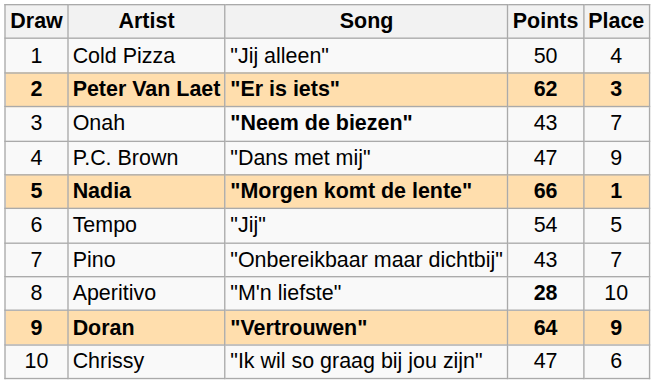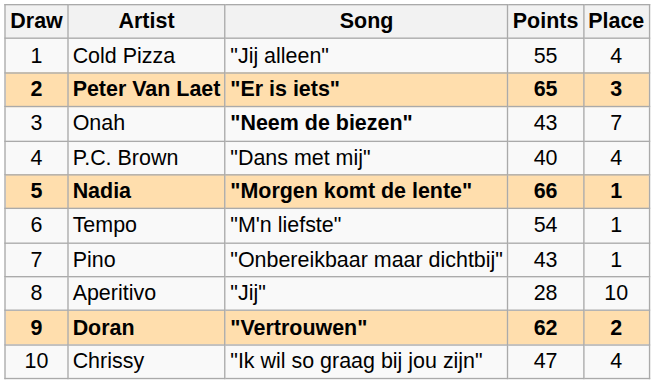(546, 55) 50 -> (546, 55) 55
(546, 89) 62 -> (546, 89) 65
(546, 157) 47 -> (546, 157) 40
(616, 157) 9 -> (616, 157) 4
(248, 225) "Jij" -> (286, 225) "M'n liefste"
(616, 225) 5 -> (616, 225) 1
(616, 259) 7 -> (616, 259) 1
(286, 293) "M'n liefste" -> (248, 293) "Jij"
(546, 293) bold -> (546, 293) normal
(546, 327) 64 -> (546, 327) 62
(616, 327) 9 -> (616, 327) 2
(616, 361) 6 -> (616, 361) 4
